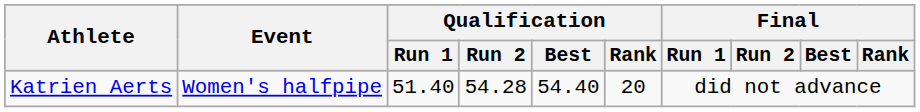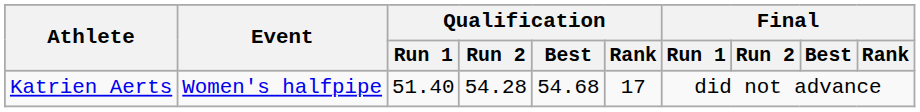(568, 88) 54.40 -> (568, 88) 54.68
(633, 88) 20 -> (633, 88) 17
